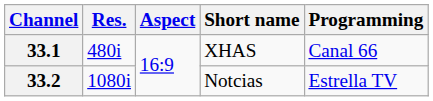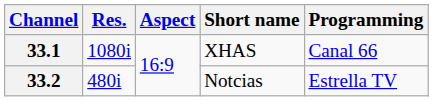(104, 50) 480i -> (109, 50) 1080i
(109, 80) 1080i -> (104, 80) 480i
